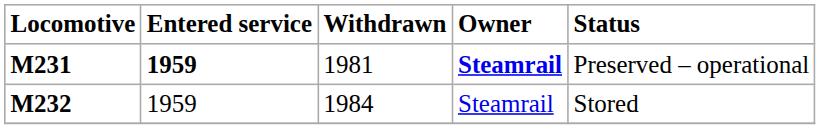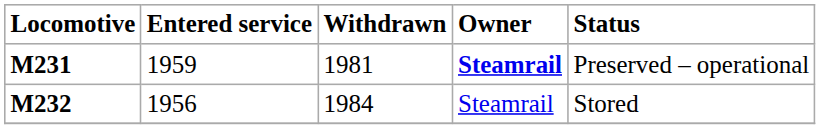(172, 63) bold -> (172, 63) normal
(172, 103) 1959 -> (172, 103) 1956
